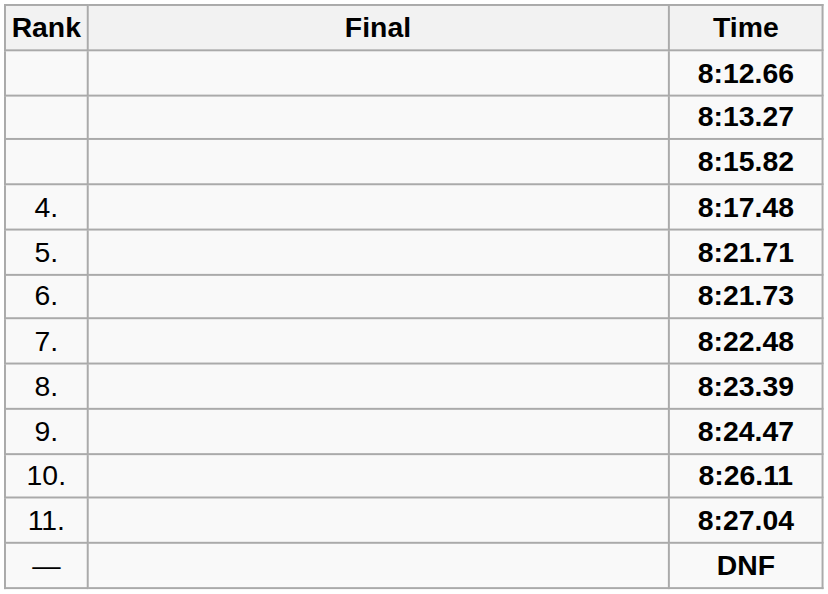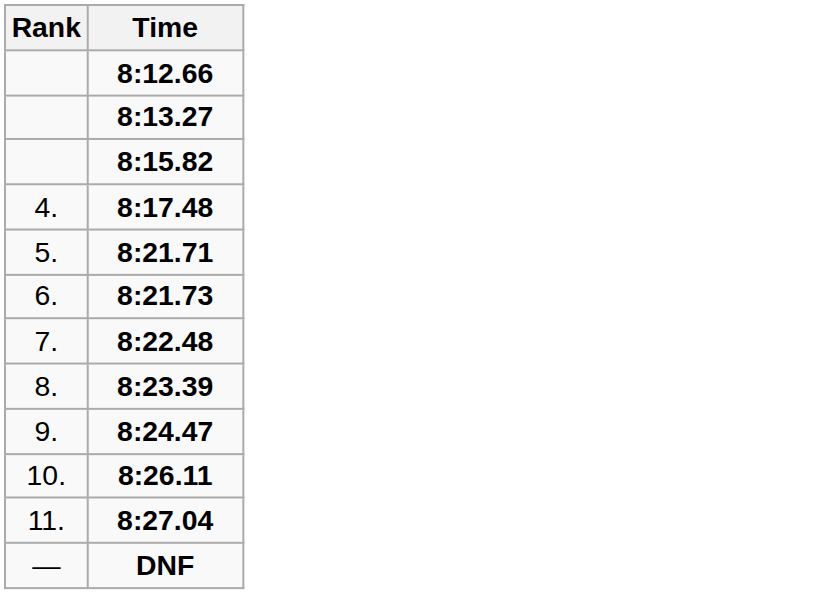- column: (378, 28)
